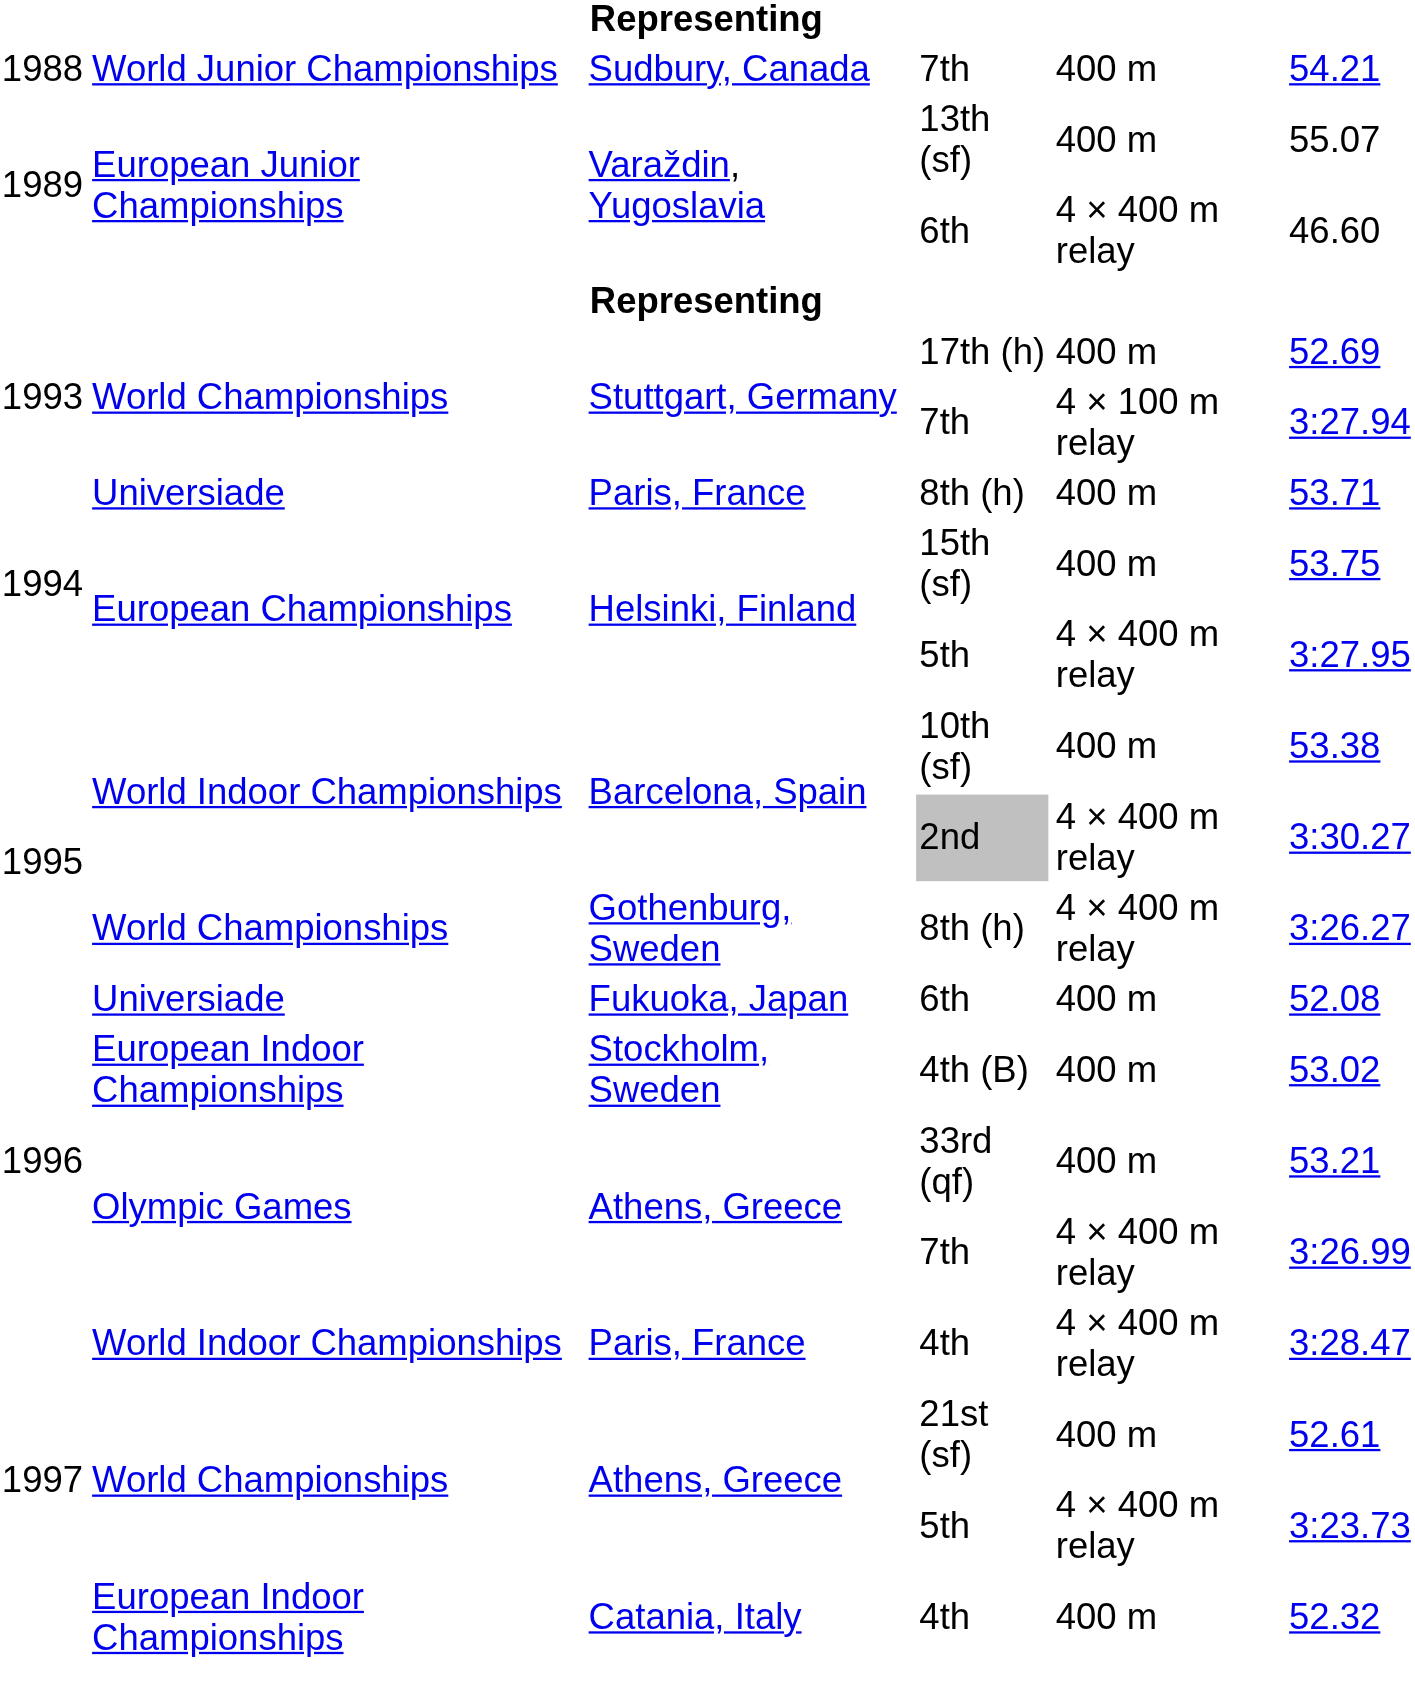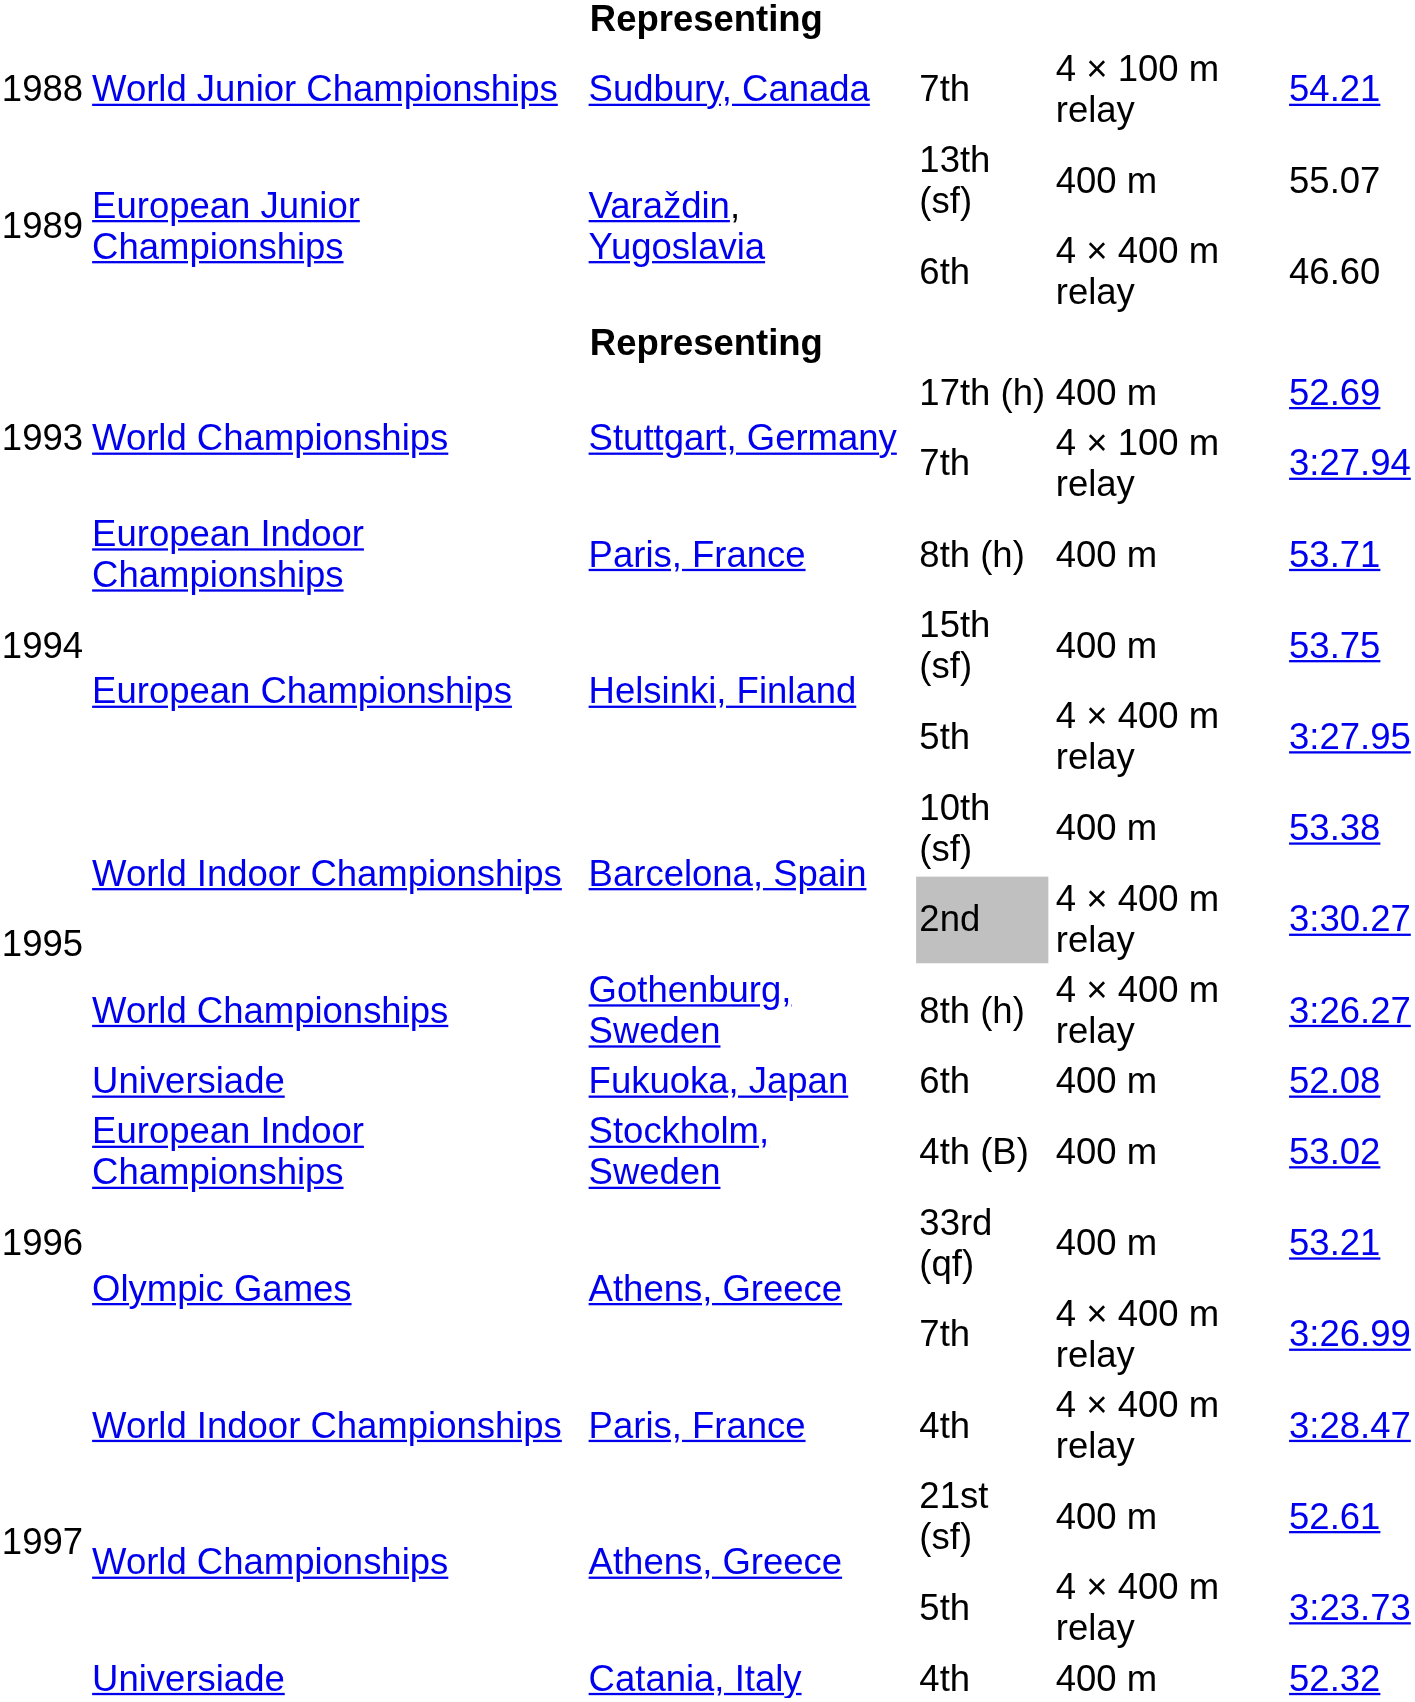(1106, 68) 400 m -> (1137, 89) 4 × 100 m relay
(188, 492) Universiade -> (228, 554) European Indoor Championships
(228, 1616) European Indoor Championships -> (188, 1678) Universiade
